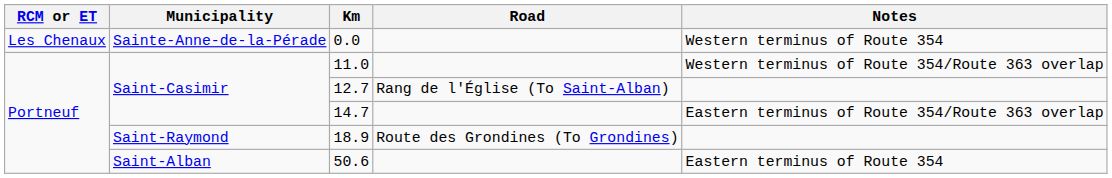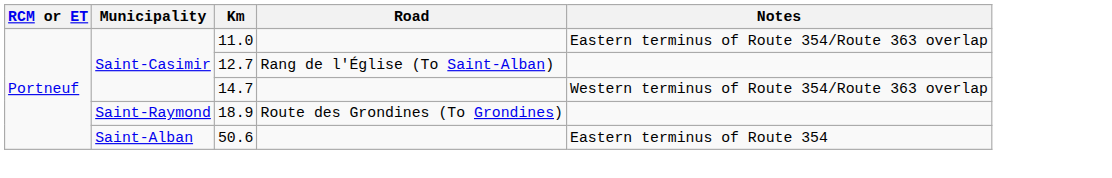- row: (347, 41)
(895, 65) Western terminus of Route 354/Route 363 overlap -> (779, 41) Eastern terminus of Route 354/Route 363 overlap
(895, 113) Eastern terminus of Route 354/Route 363 overlap -> (779, 89) Western terminus of Route 354/Route 363 overlap
